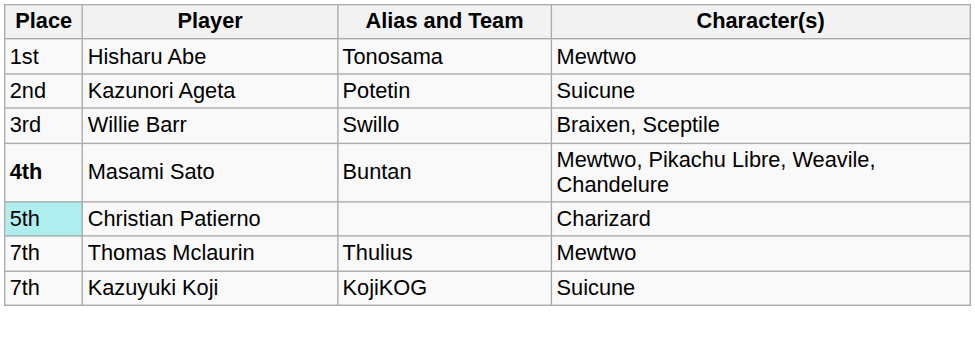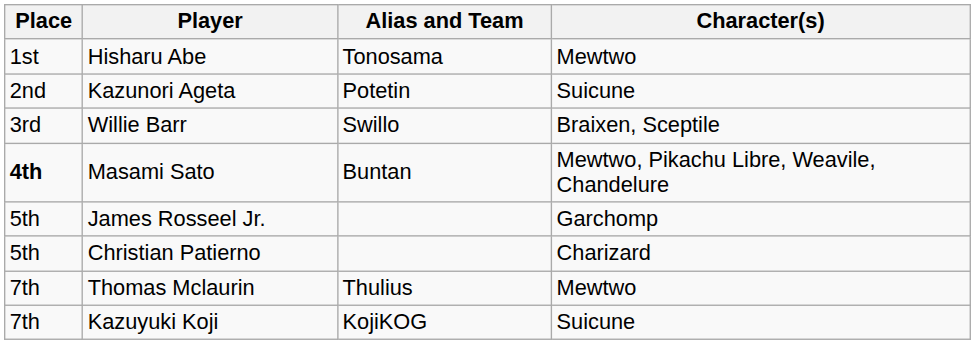+ row: (177, 218)
(25, 218) paleturquoise background -> (25, 253) no background
